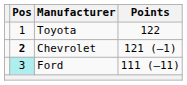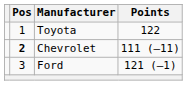(150, 49) 121 (–1) -> (150, 49) 111 (–11)
(22, 66) paleturquoise background -> (22, 66) no background
(150, 66) 111 (–11) -> (150, 66) 121 (–1)
